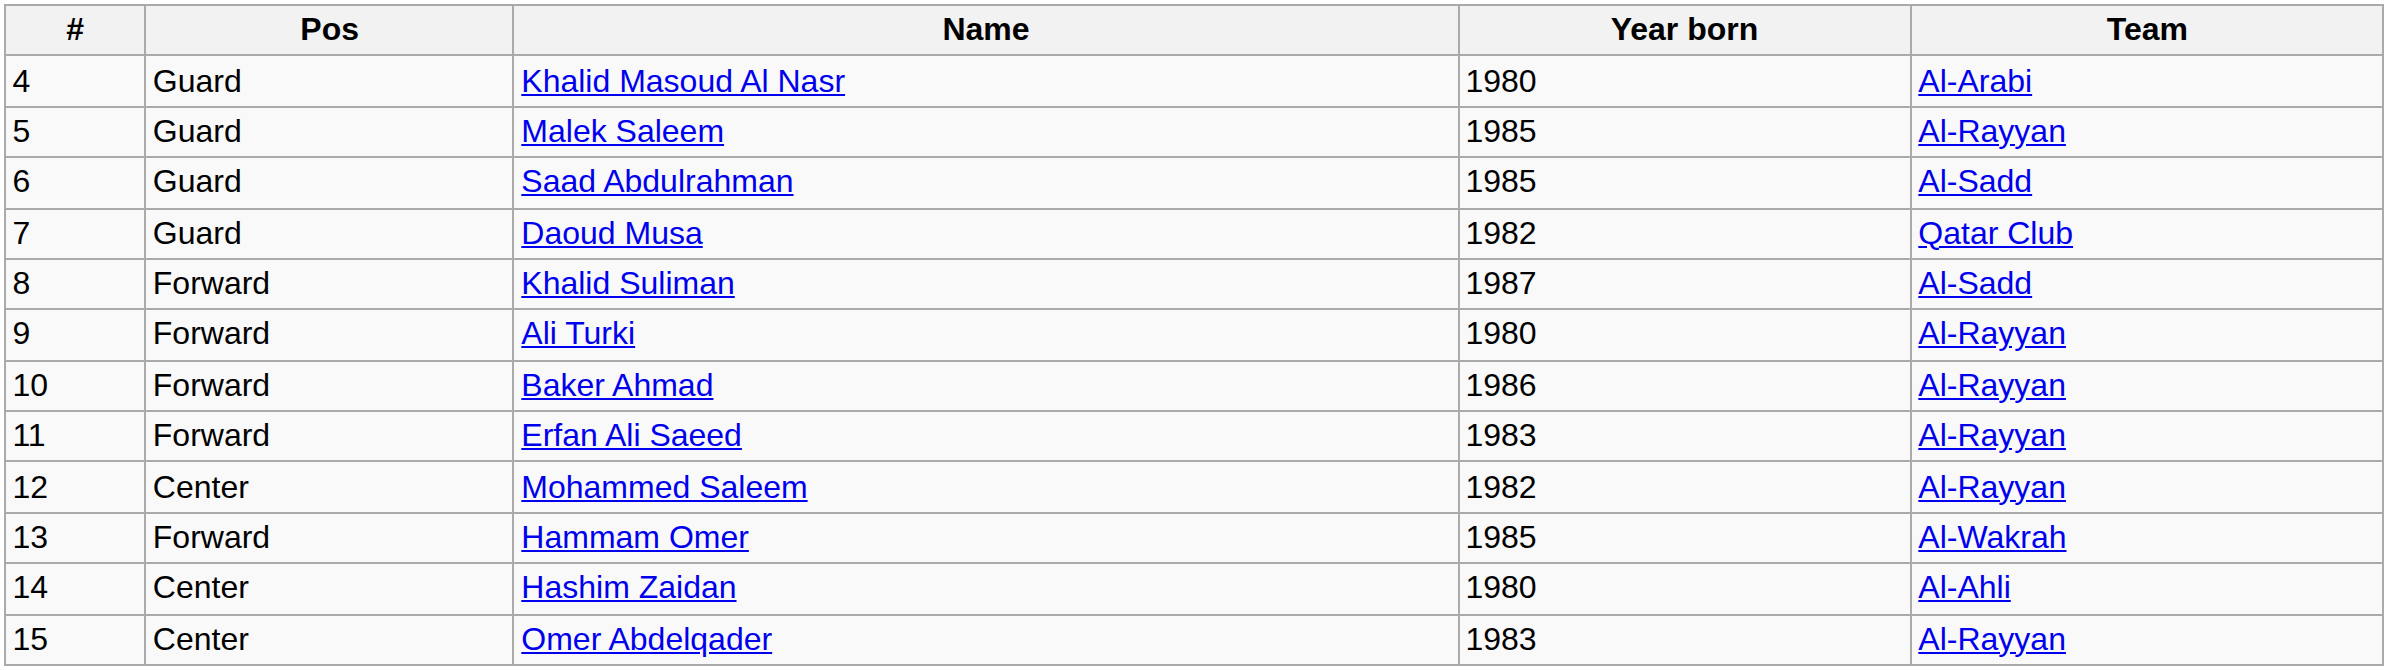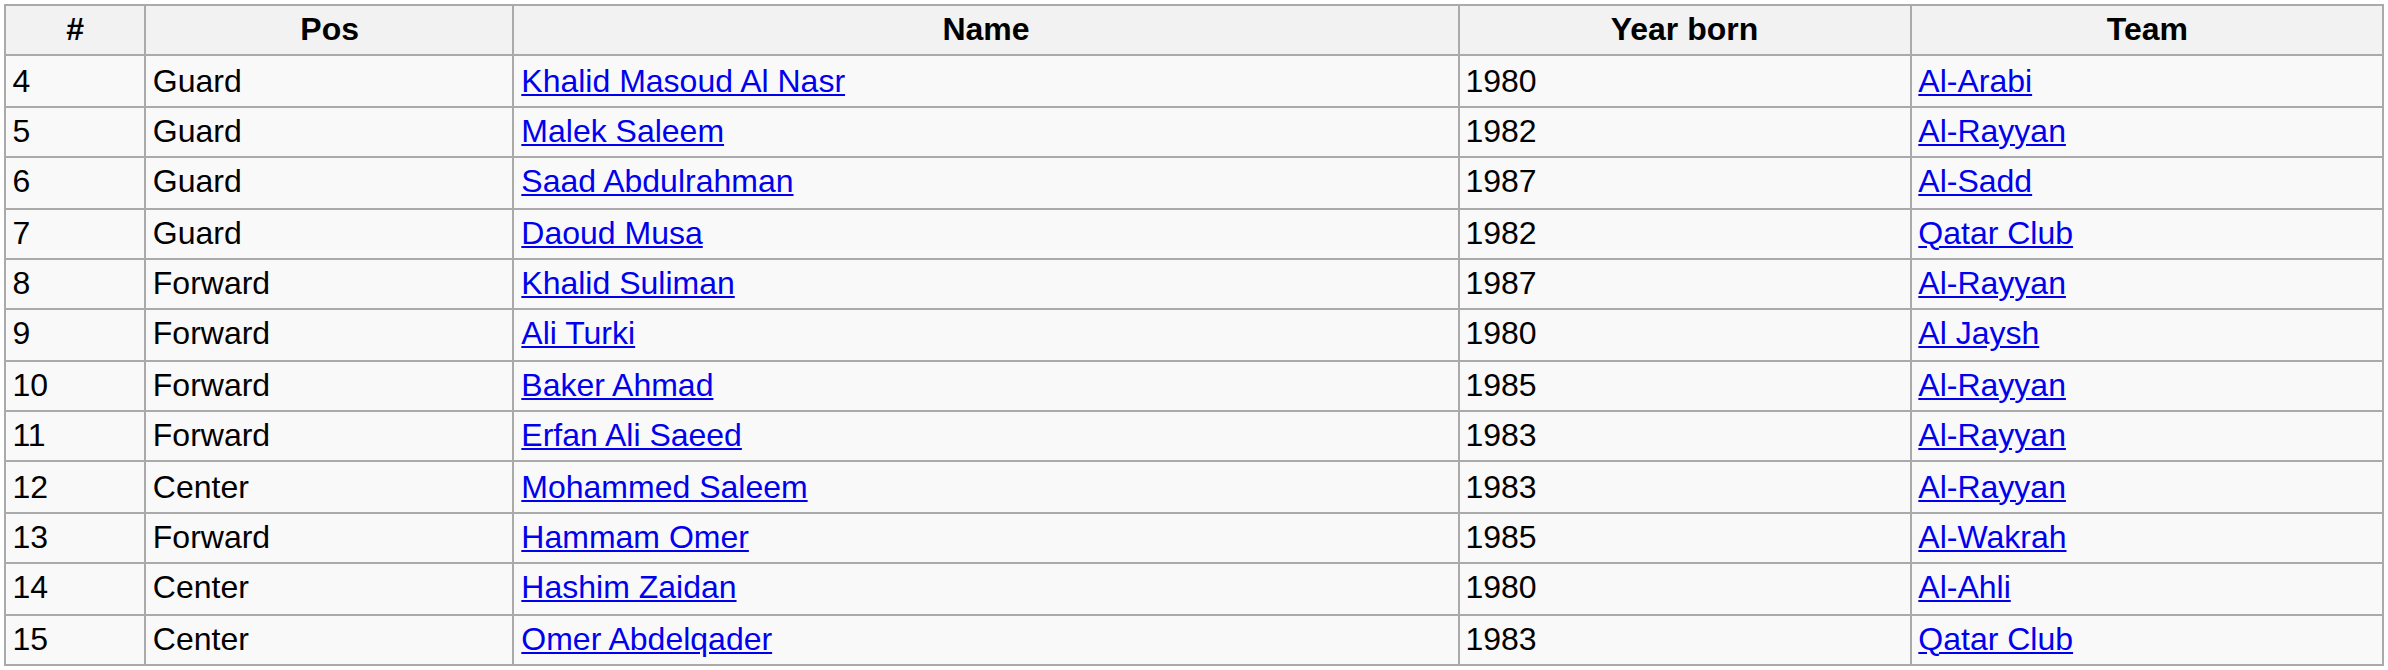(1501, 131) 1985 -> (1501, 131) 1982
(1501, 182) 1985 -> (1501, 182) 1987
(1975, 283) Al-Sadd -> (1992, 283) Al-Rayyan
(1992, 334) Al-Rayyan -> (1979, 334) Al Jaysh
(1501, 385) 1986 -> (1501, 385) 1985
(1501, 486) 1982 -> (1501, 486) 1983
(1992, 638) Al-Rayyan -> (1996, 638) Qatar Club
